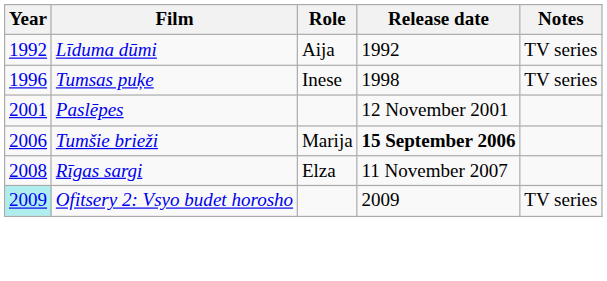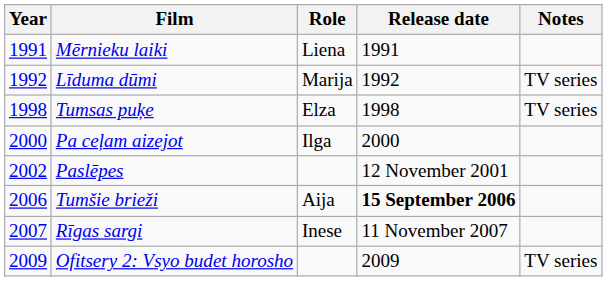+ row: (112, 49)
(318, 49) Aija -> (327, 79) Marija
(28, 79) 1996 -> (28, 110) 1998
(322, 79) Inese -> (319, 110) Elza
+ row: (119, 140)
(28, 110) 2001 -> (28, 170) 2002
(327, 140) Marija -> (318, 200) Aija
(28, 170) 2008 -> (28, 230) 2007
(319, 170) Elza -> (322, 230) Inese
(28, 200) paleturquoise background -> (28, 261) no background
